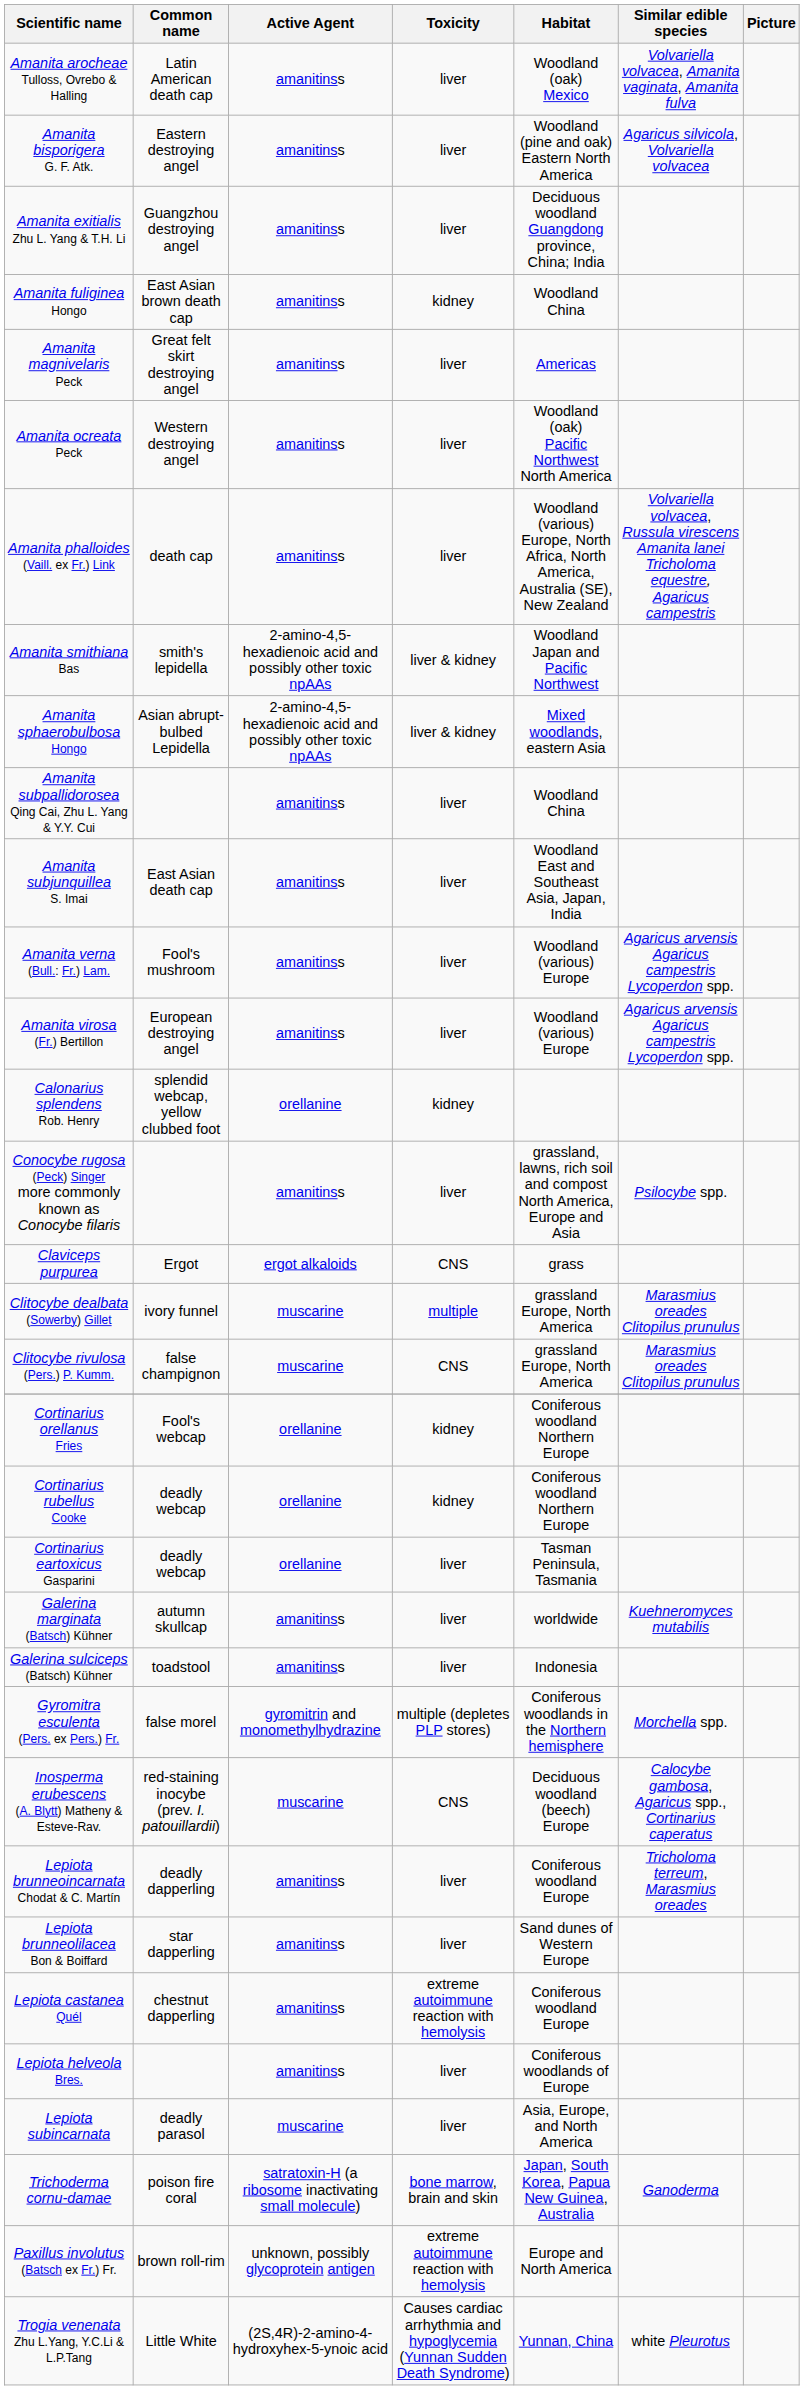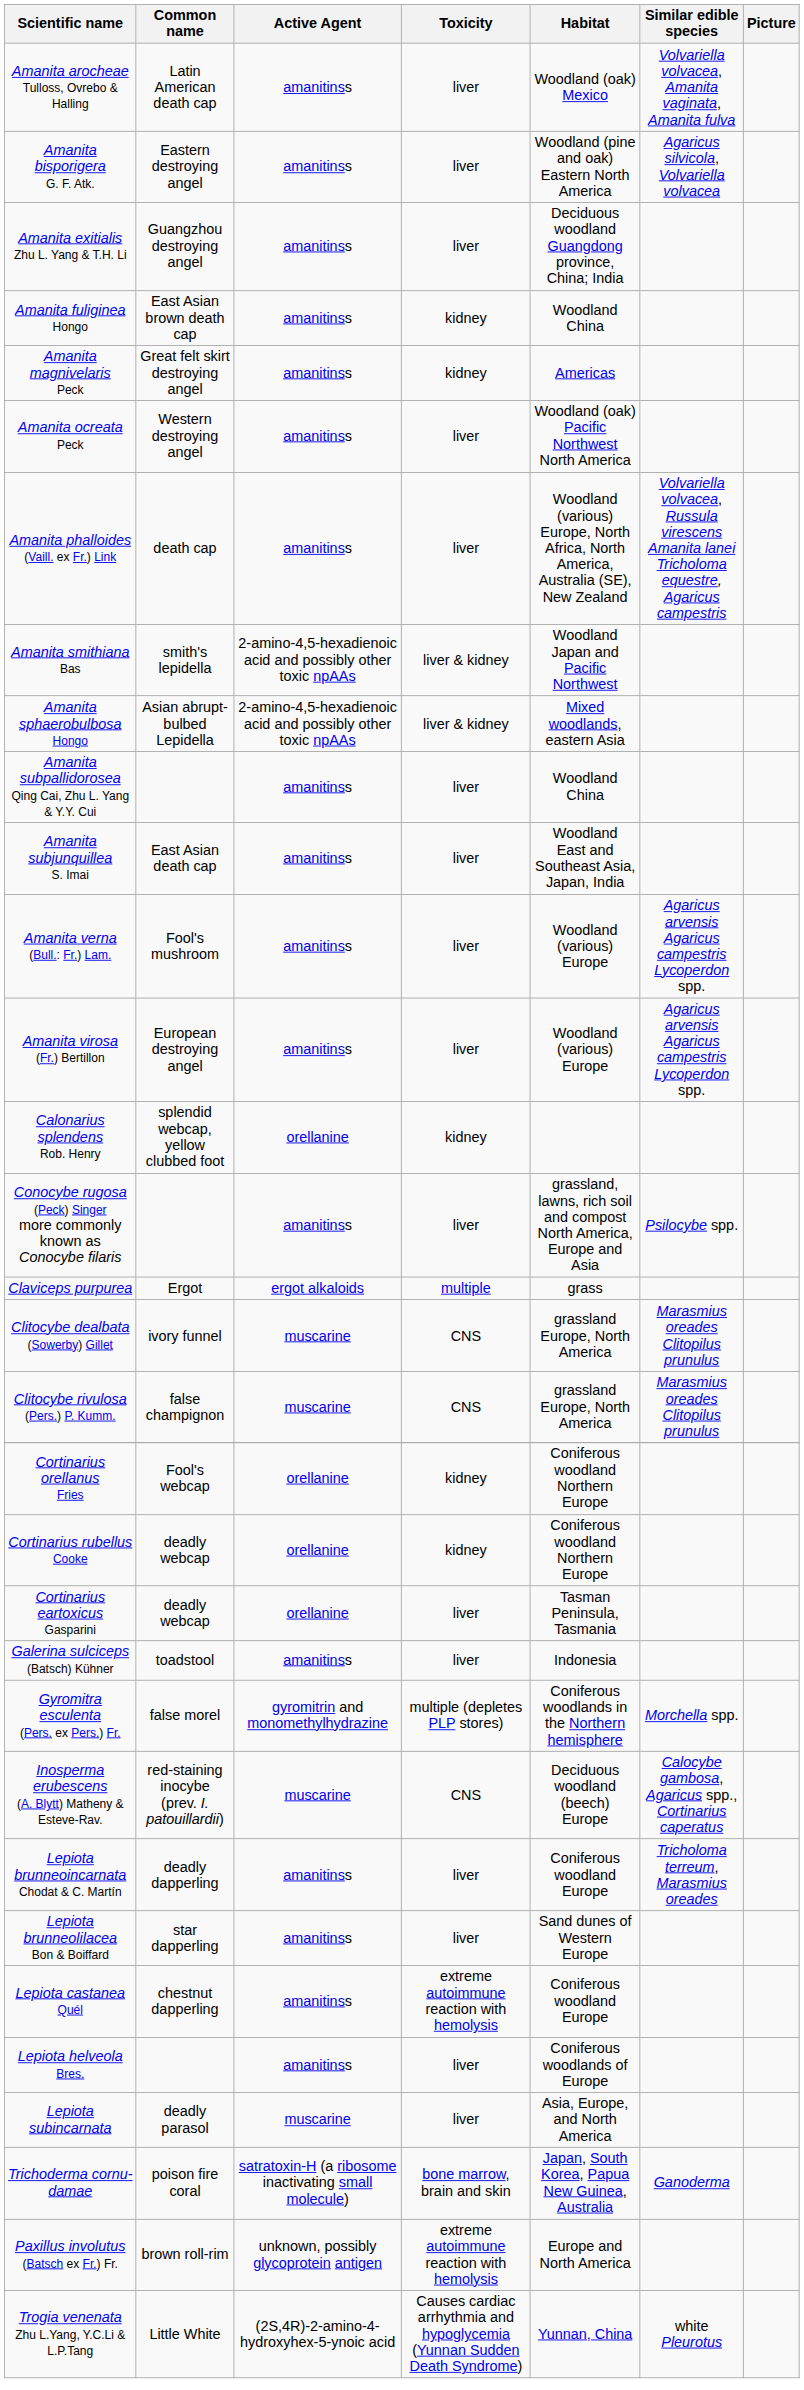(453, 365) liver -> (466, 373) kidney
(453, 1264) CNS -> (466, 1288) multiple
(453, 1311) multiple -> (466, 1335) CNS
- row: (69, 1619)
